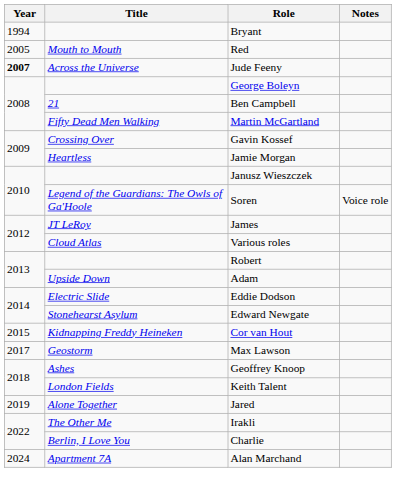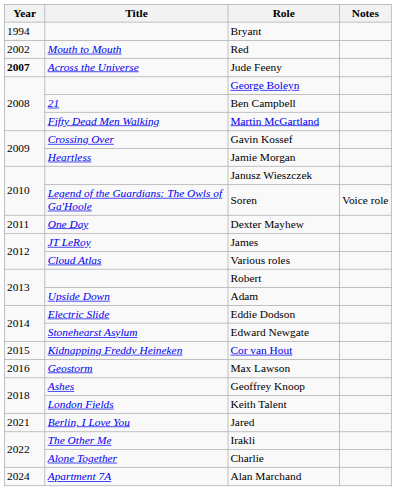(18, 49) 2005 -> (18, 49) 2002
+ row: (267, 224)
(18, 350) 2017 -> (18, 368) 2016
(18, 404) 2019 -> (18, 422) 2021
(82, 404) Alone Together -> (89, 422) Berlin, I Love You
(89, 440) Berlin, I Love You -> (82, 458) Alone Together
